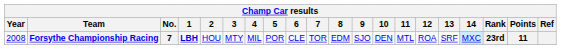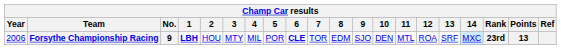(16, 38) 2008 -> (16, 38) 2006
(169, 38) 7 -> (169, 38) 9
(297, 38) normal -> (297, 38) bold
(523, 38) 11 -> (523, 38) 13
